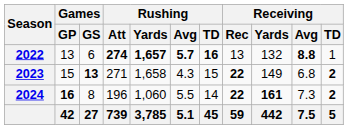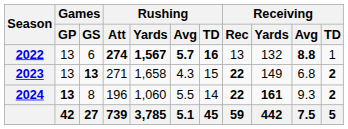(150, 54) 1,657 -> (150, 54) 1,567
(67, 74) 15 -> (67, 74) 13
(67, 94) 16 -> (67, 94) 13
(306, 94) 7.3 -> (306, 94) 9.3
